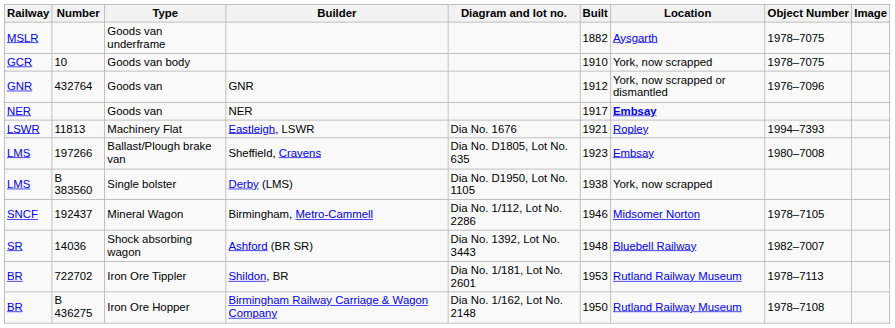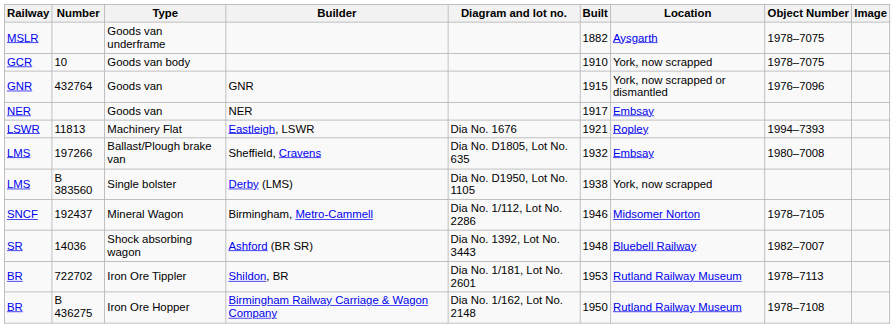(595, 86) 1912 -> (595, 86) 1915
(635, 111) bold -> (633, 111) normal
(595, 153) 1923 -> (595, 153) 1932
